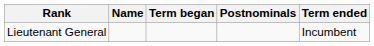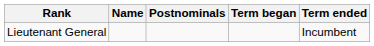columns swapped: (258, 13) <-> (182, 13)
